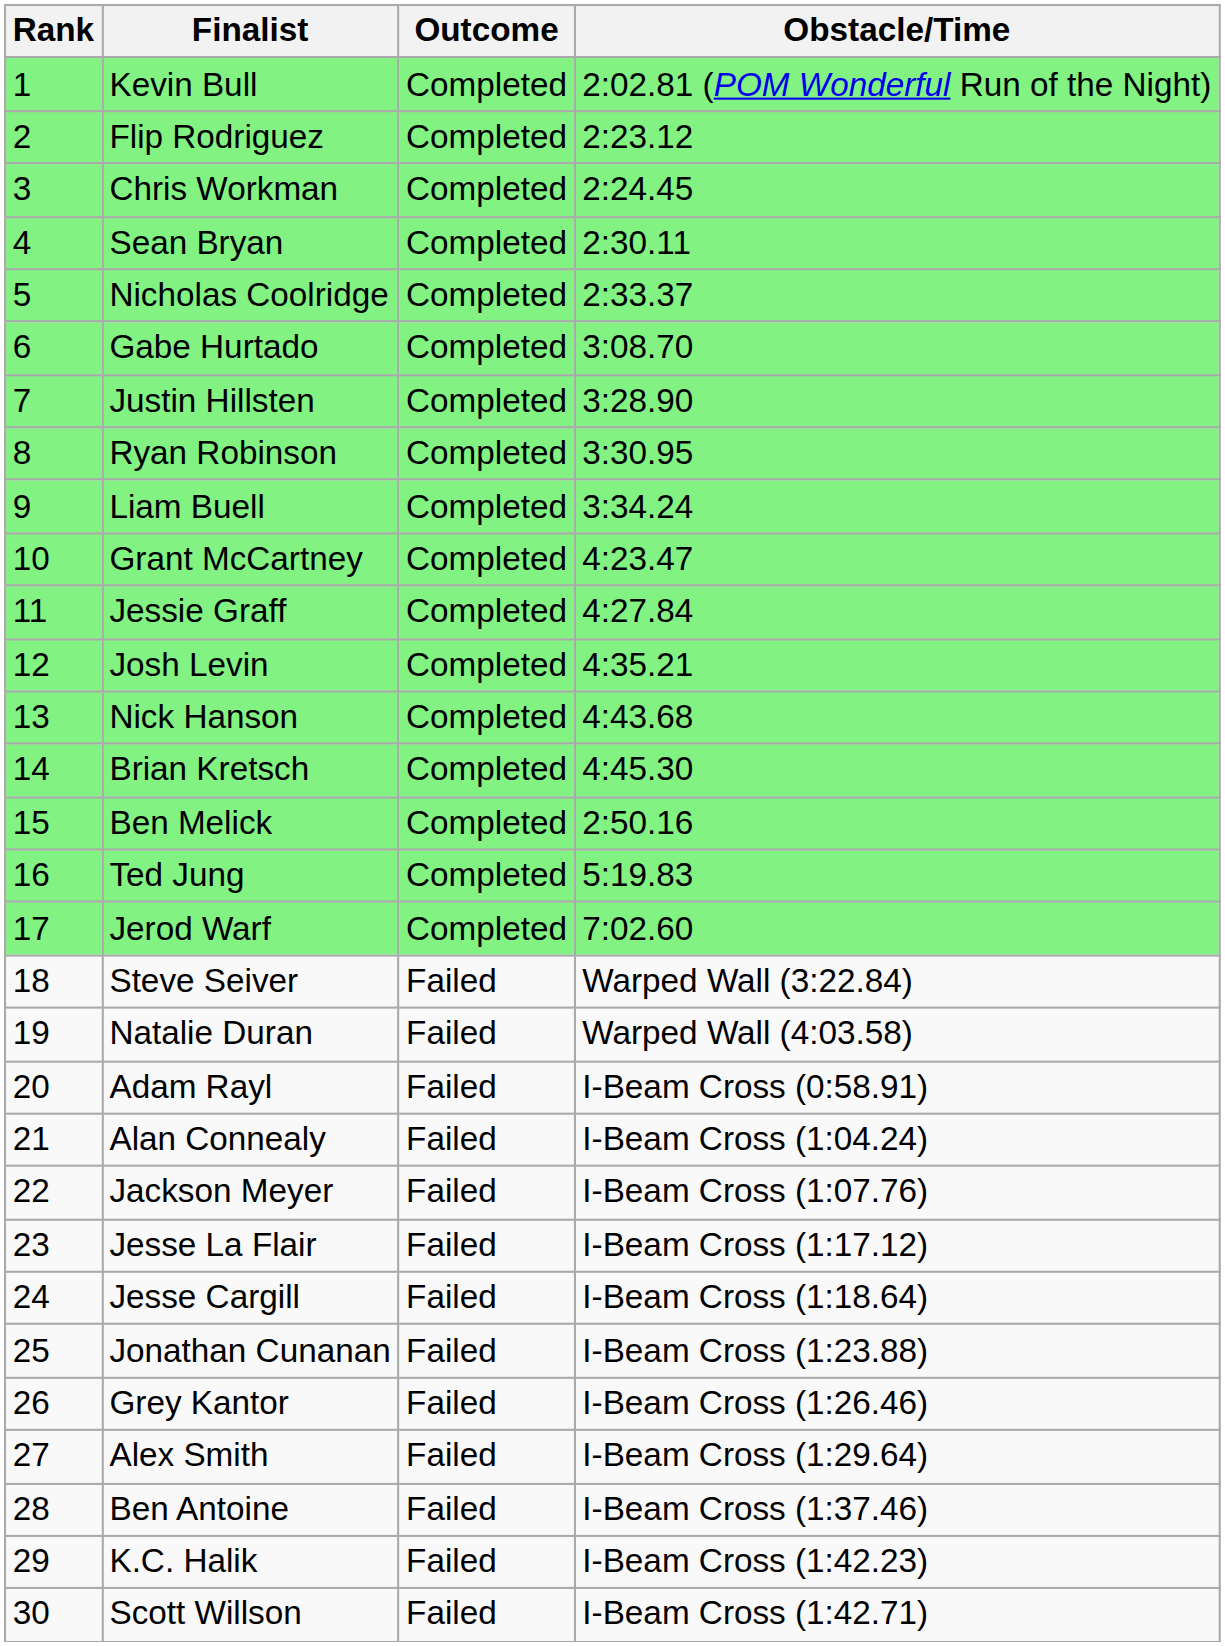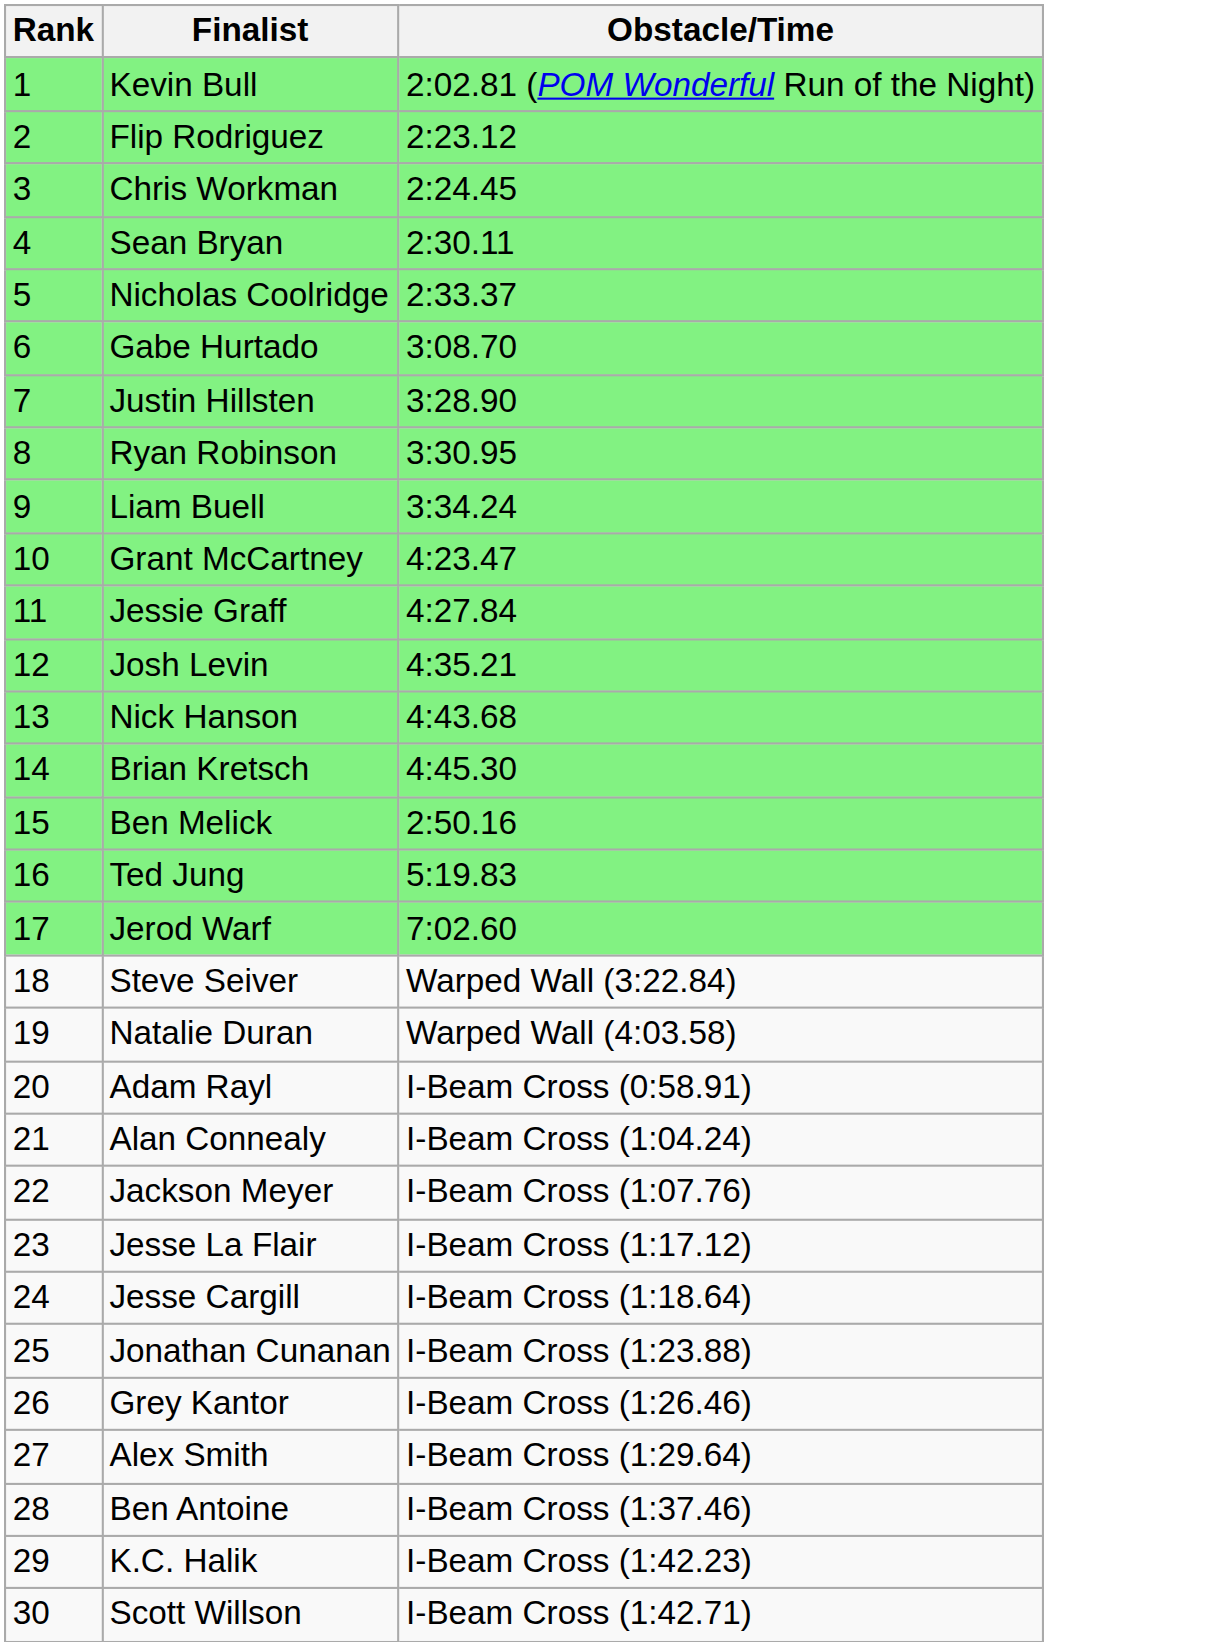- column: (487, 30)
